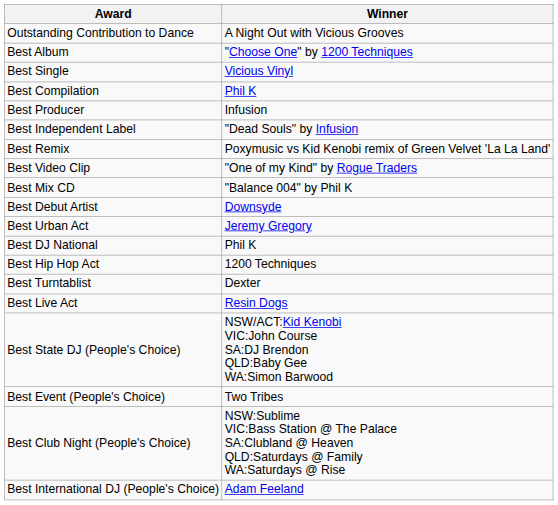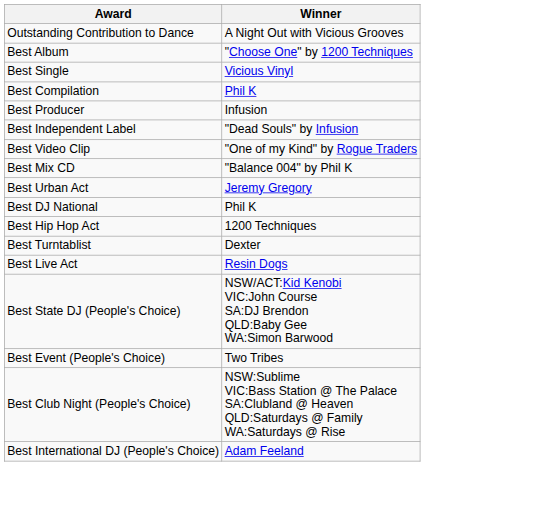- row: (38, 149)
- row: (52, 206)
